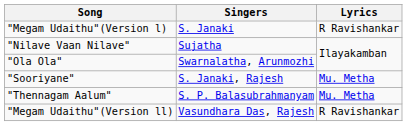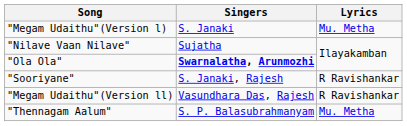(359, 30) R Ravishankar -> (347, 30) Mu. Metha
(246, 63) normal -> (246, 63) bold
(347, 79) Mu. Metha -> (359, 79) R Ravishankar
rows swapped: (59, 96) <-> (90, 112)
